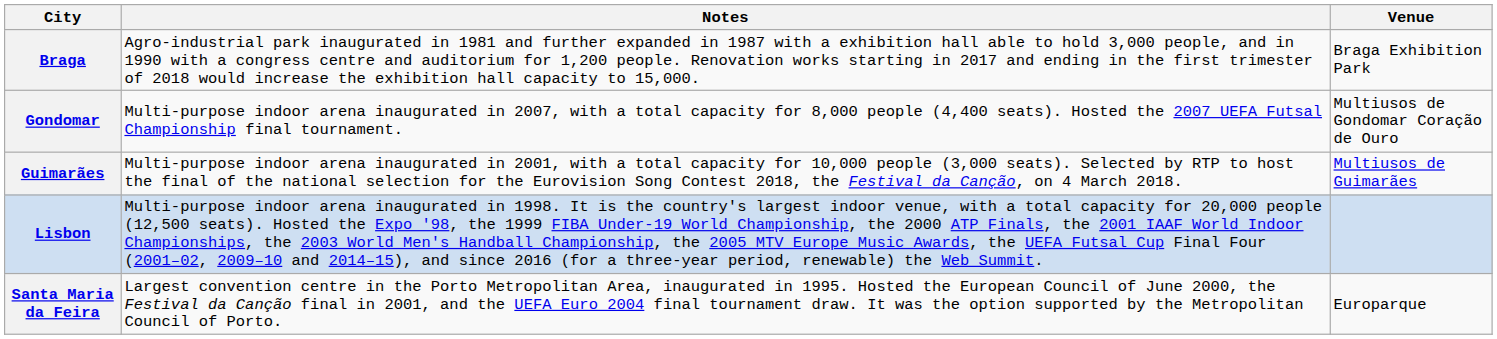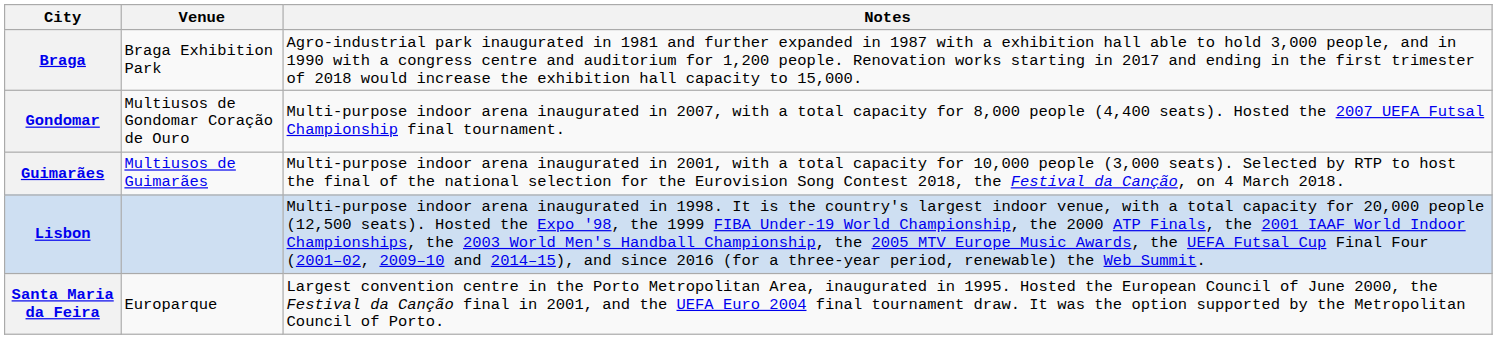columns swapped: (1411, 17) <-> (725, 17)
